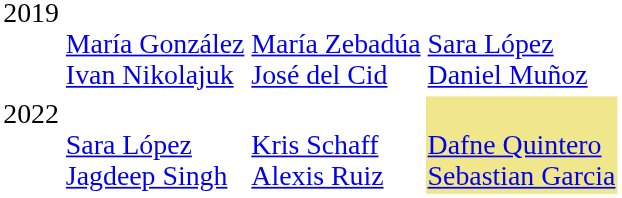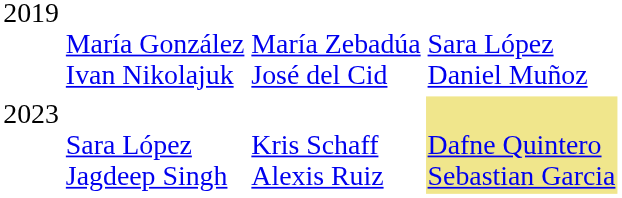(31, 113) 2022 -> (31, 113) 2023
